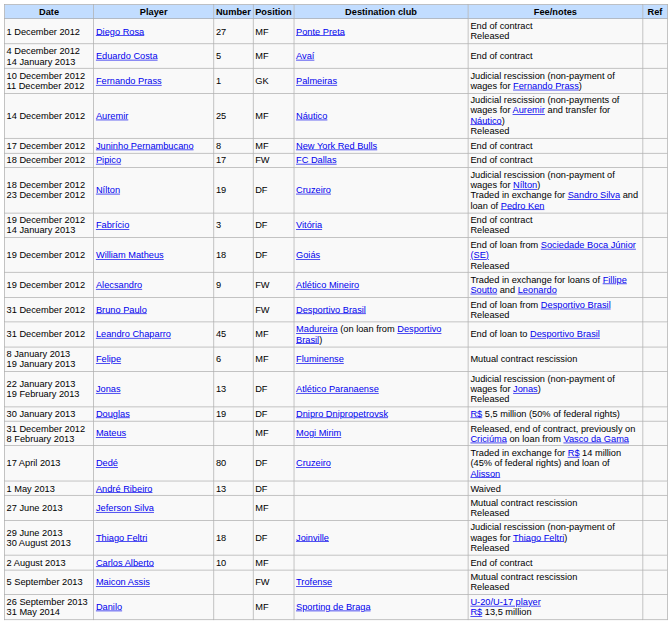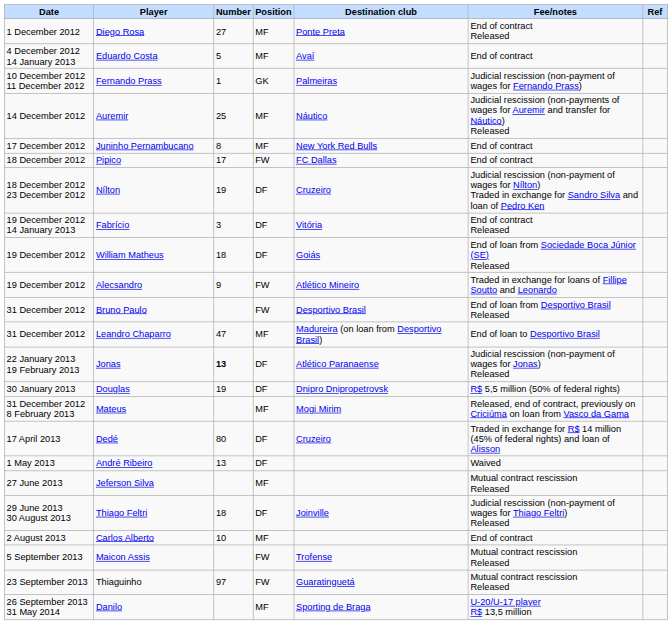(221, 334) 45 -> (221, 334) 47
- row: (108, 359)
(221, 389) normal -> (221, 364) bold
+ row: (119, 582)
